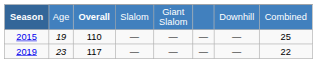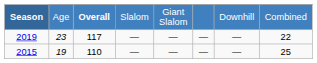rows swapped: (27, 37) <-> (27, 52)
